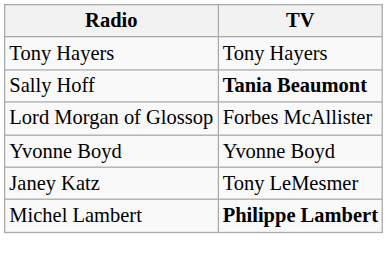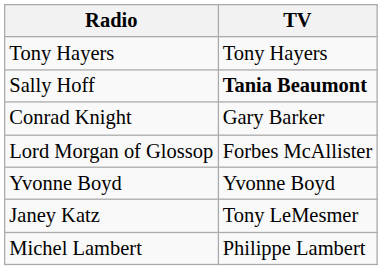+ row: (71, 118)
(300, 215) bold -> (294, 248) normal
